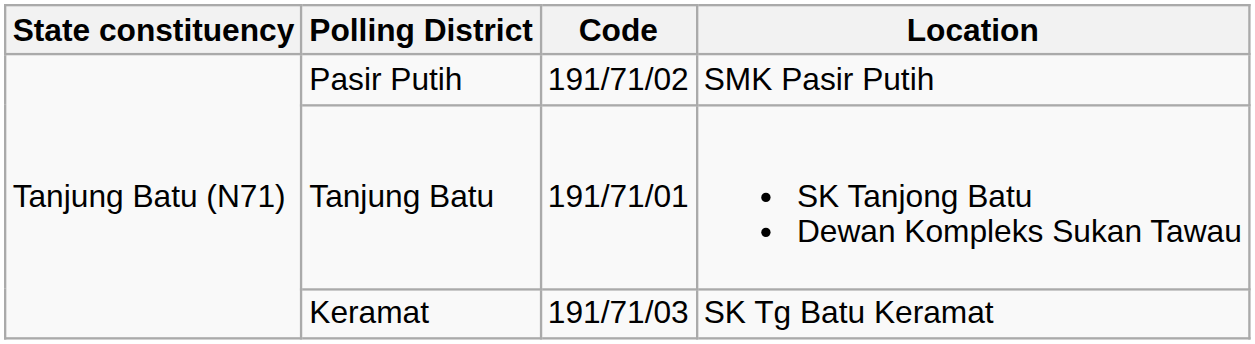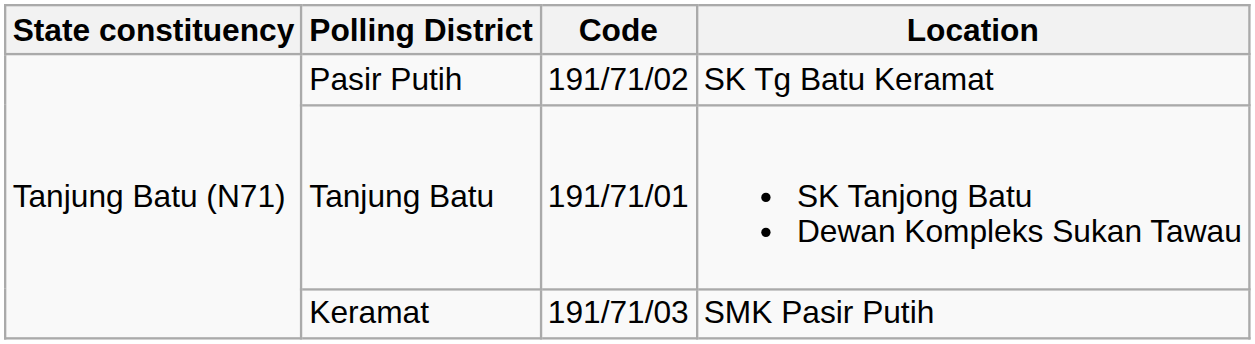(819, 80) SMK Pasir Putih -> (849, 80) SK Tg Batu Keramat
(849, 313) SK Tg Batu Keramat -> (819, 313) SMK Pasir Putih
